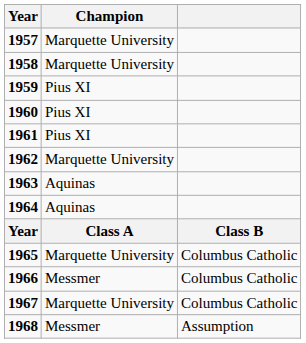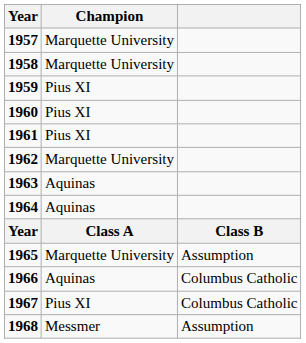(239, 254) Columbus Catholic -> (217, 254) Assumption
(73, 278) Messmer -> (70, 278) Aquinas
(109, 302) Marquette University -> (68, 302) Pius XI
